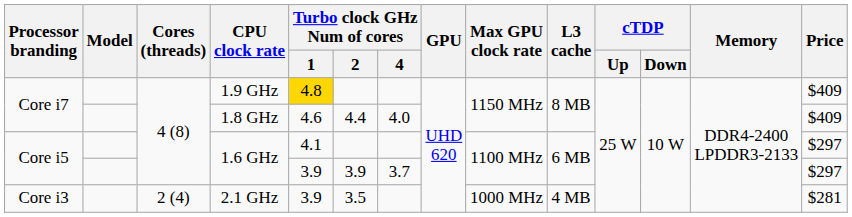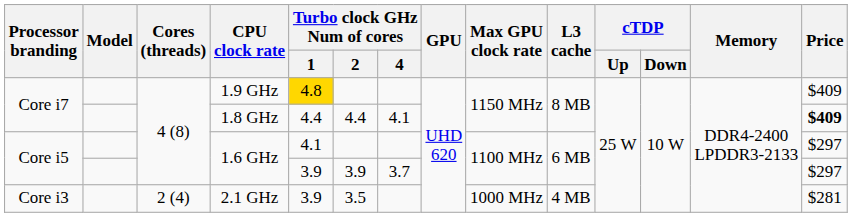(311, 117) 4.6 -> (311, 117) 4.4
(399, 117) 4.0 -> (399, 117) 4.1
(825, 117) normal -> (825, 117) bold
